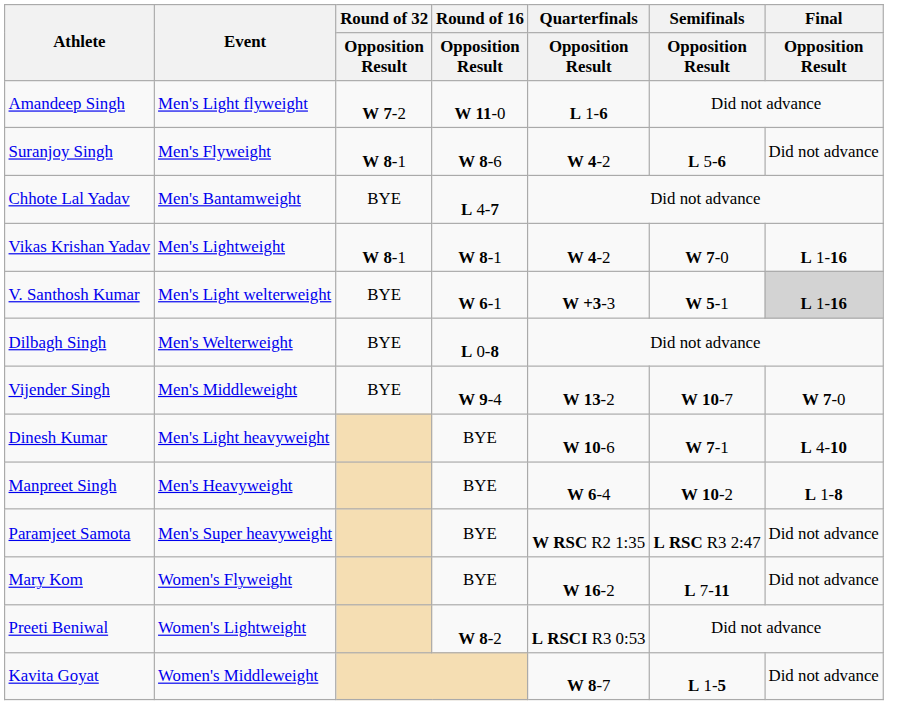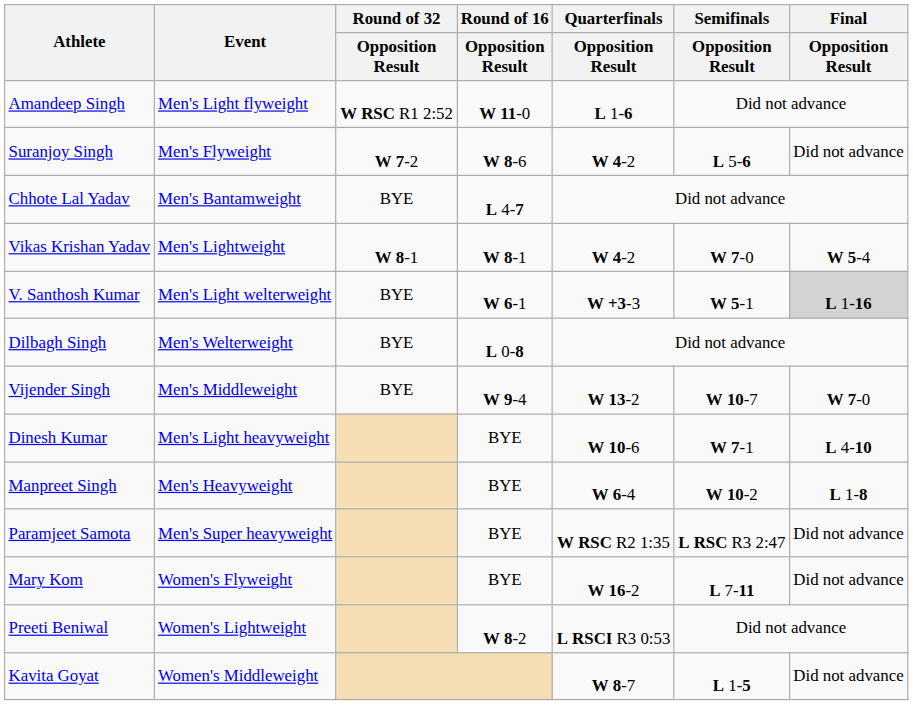(384, 114) W 7-2 -> (397, 114) W RSC R1 2:52
(384, 161) W 8-1 -> (397, 161) W 7-2
(824, 257) L 1-16 -> (848, 257) W 5-4
